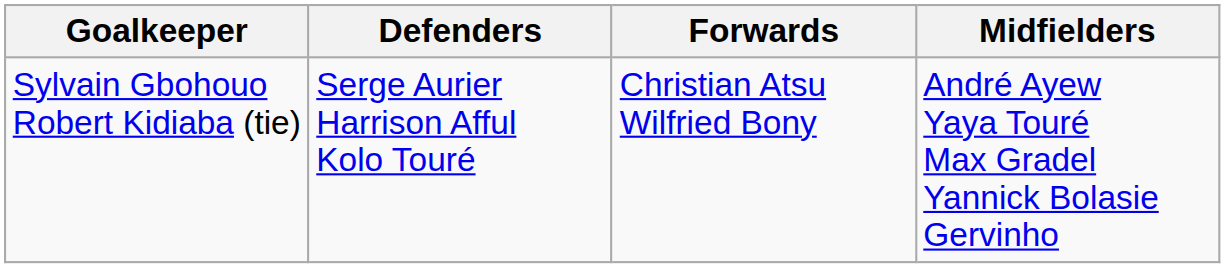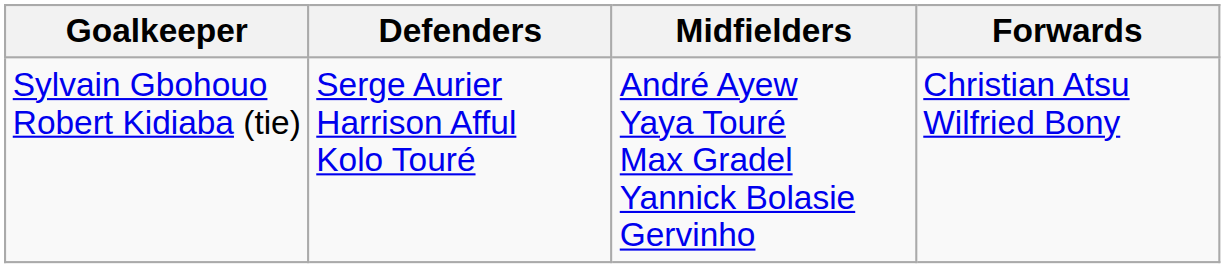columns swapped: (1067, 31) <-> (764, 31)
